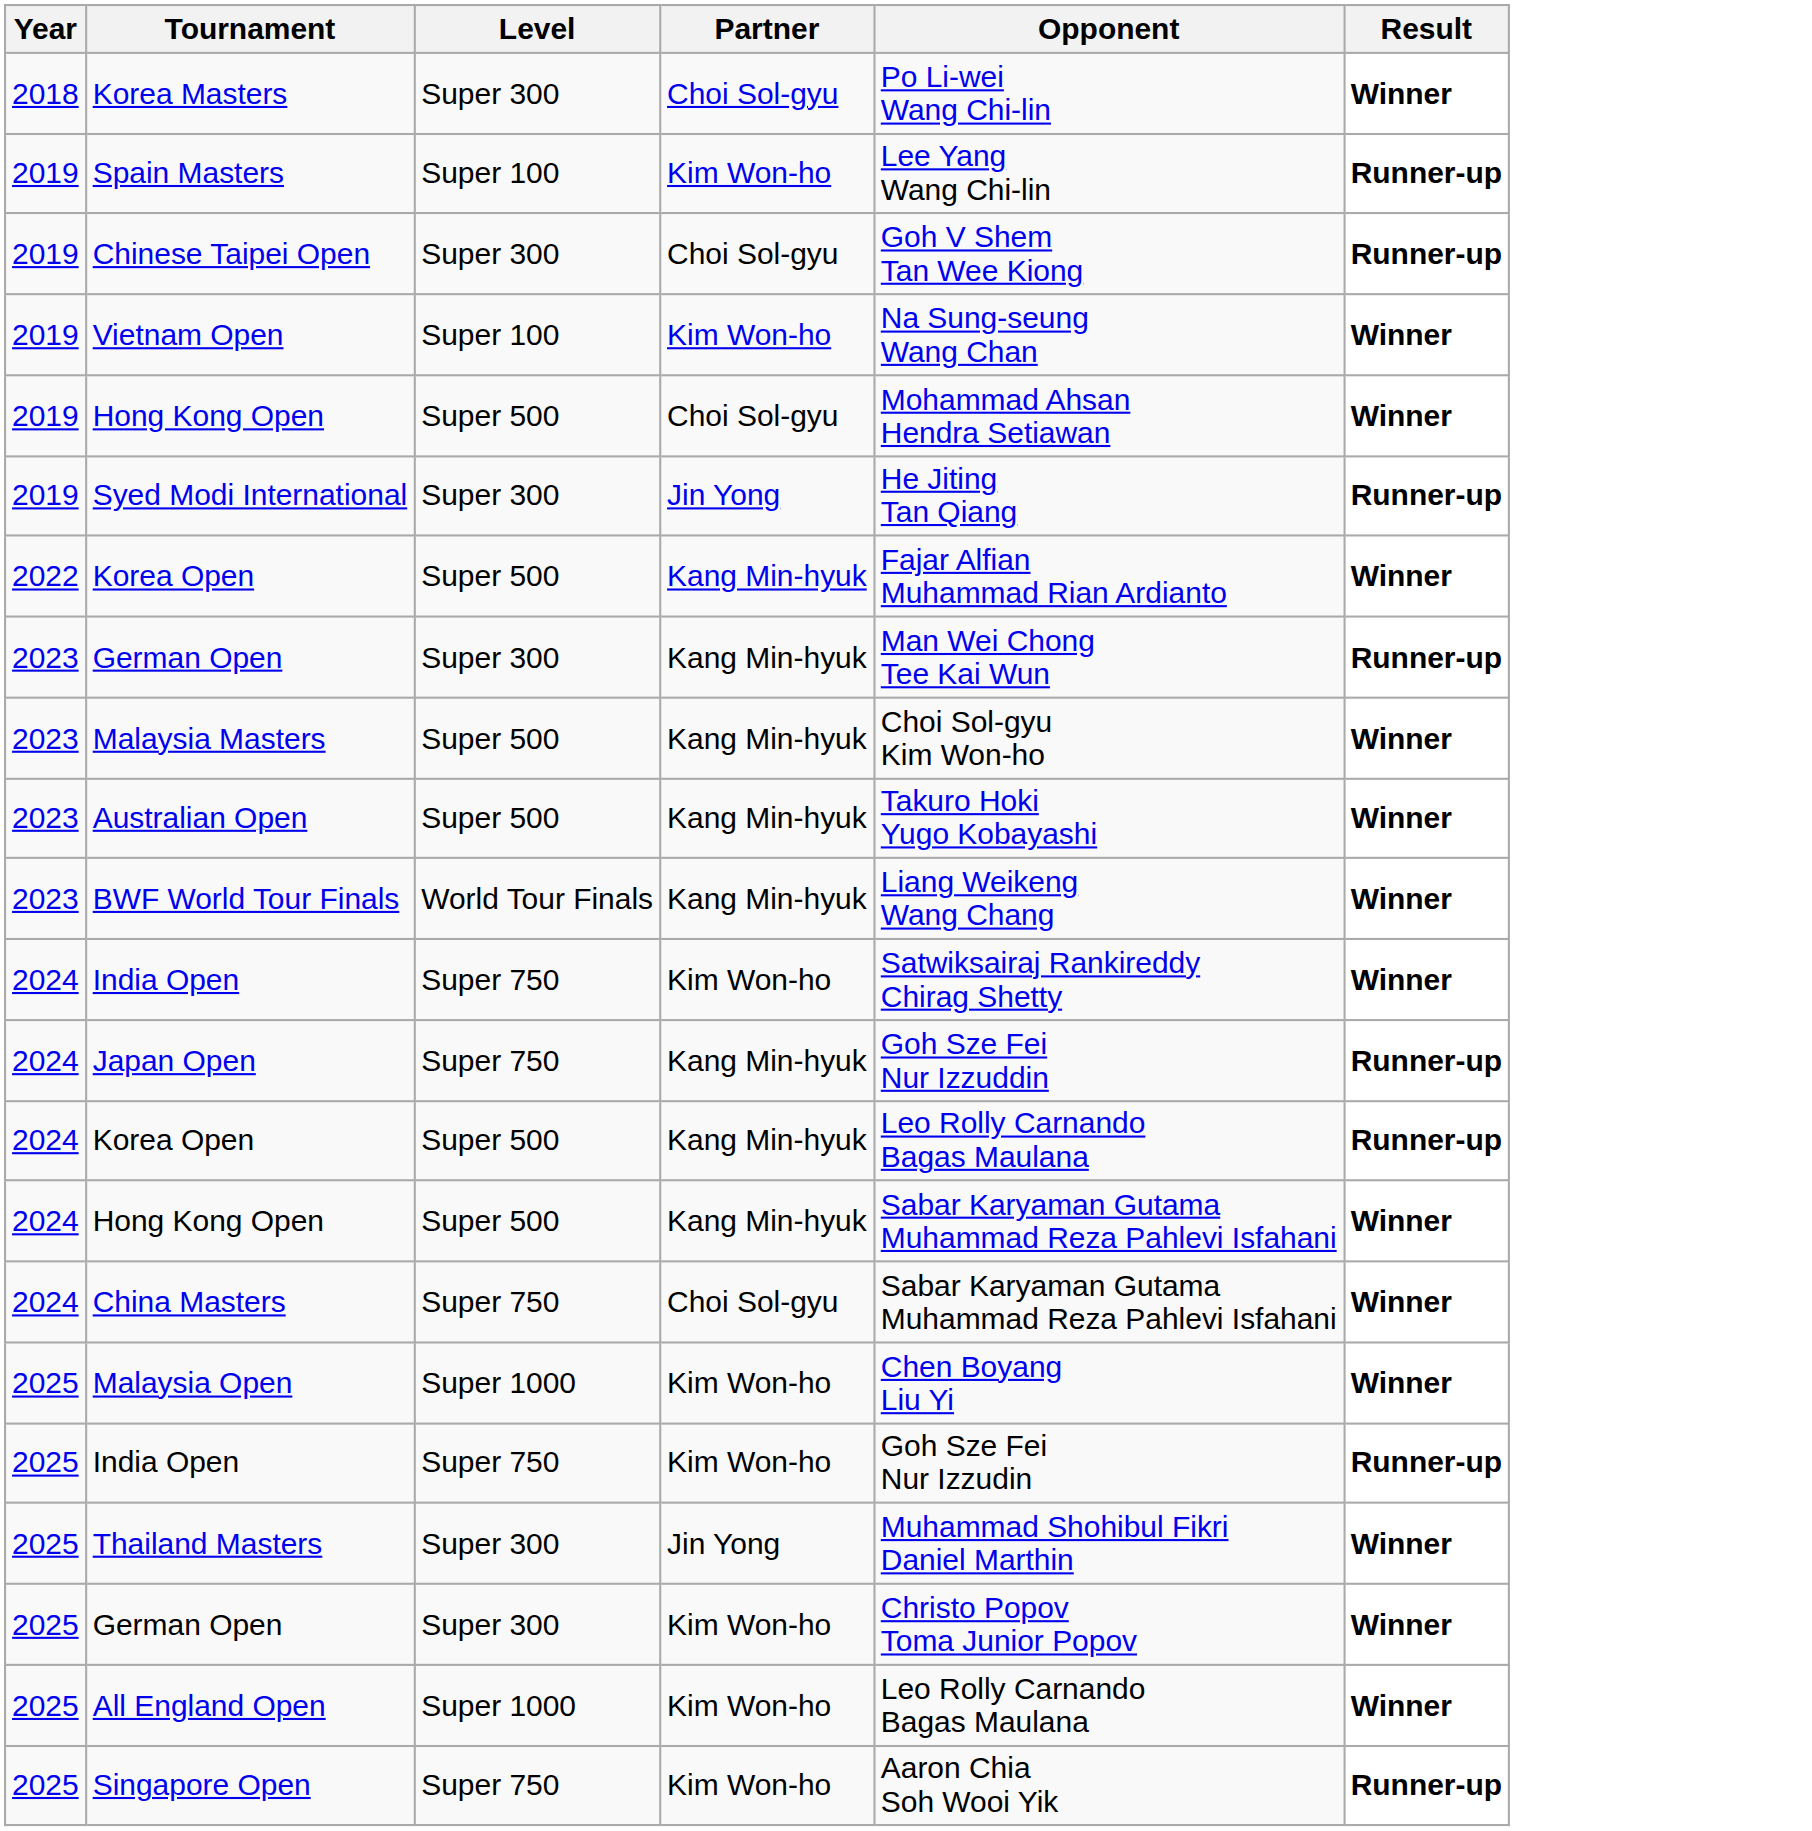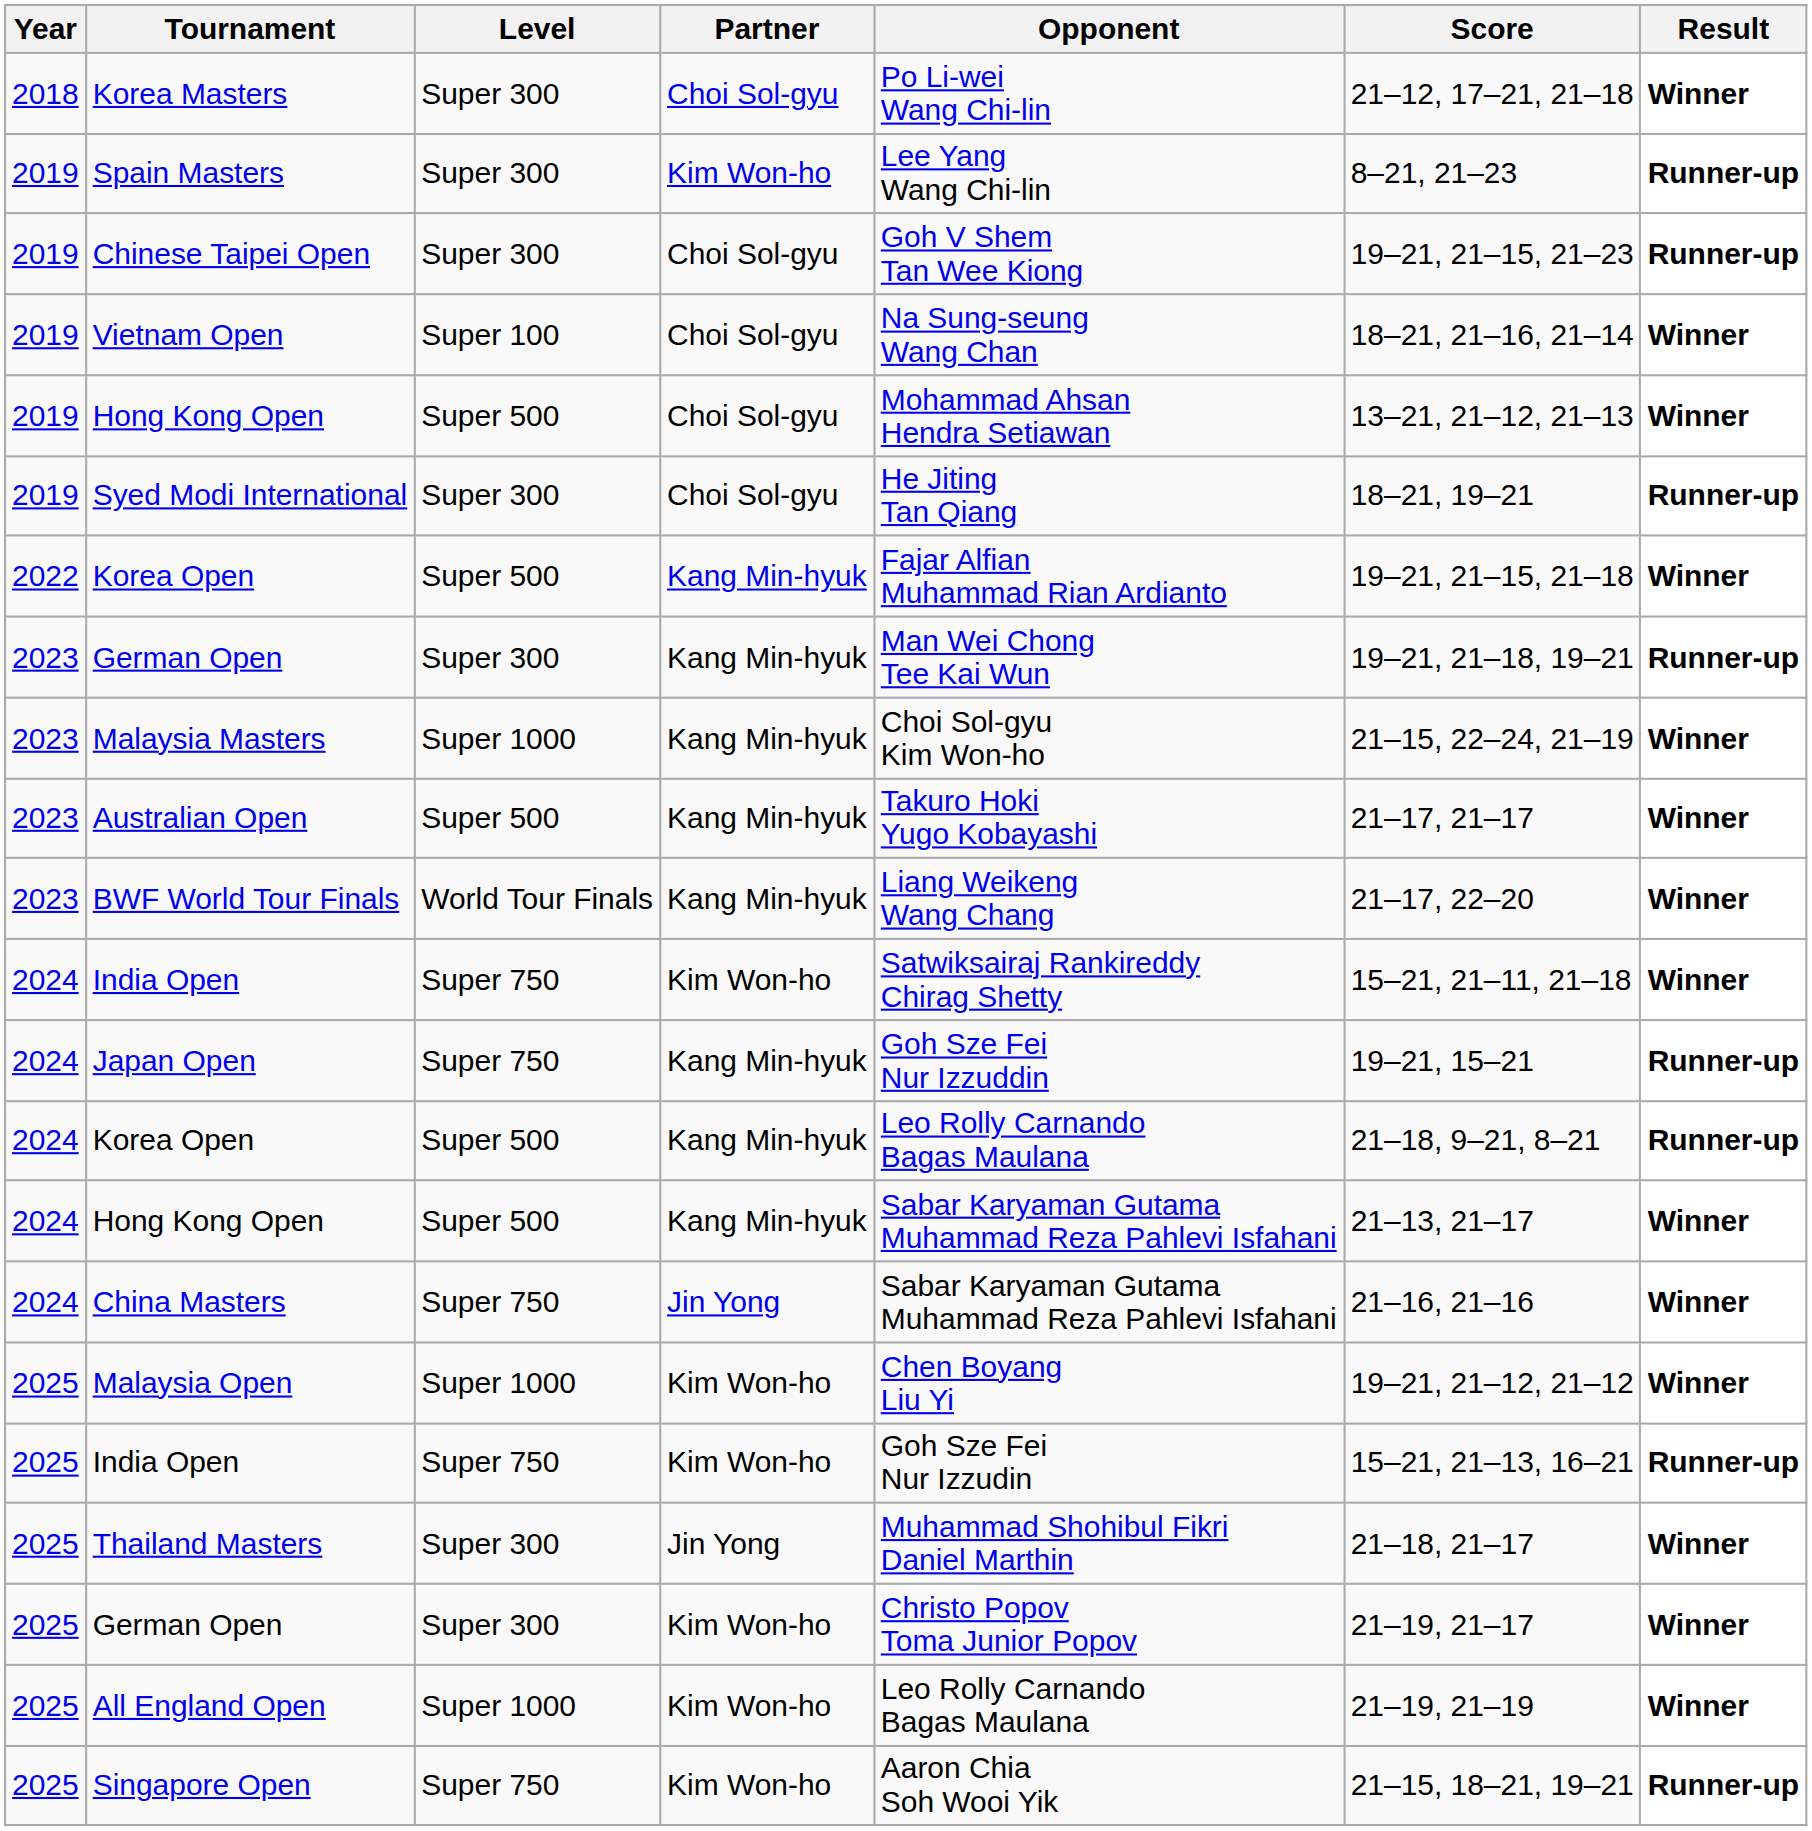+ column: (1492, 29)
(490, 174) Super 100 -> (490, 174) Super 300
(749, 335) Kim Won-ho -> (753, 335) Choi Sol-gyu
(724, 496) Jin Yong -> (753, 496) Choi Sol-gyu
(490, 738) Super 500 -> (499, 738) Super 1000
(753, 1302) Choi Sol-gyu -> (724, 1302) Jin Yong
